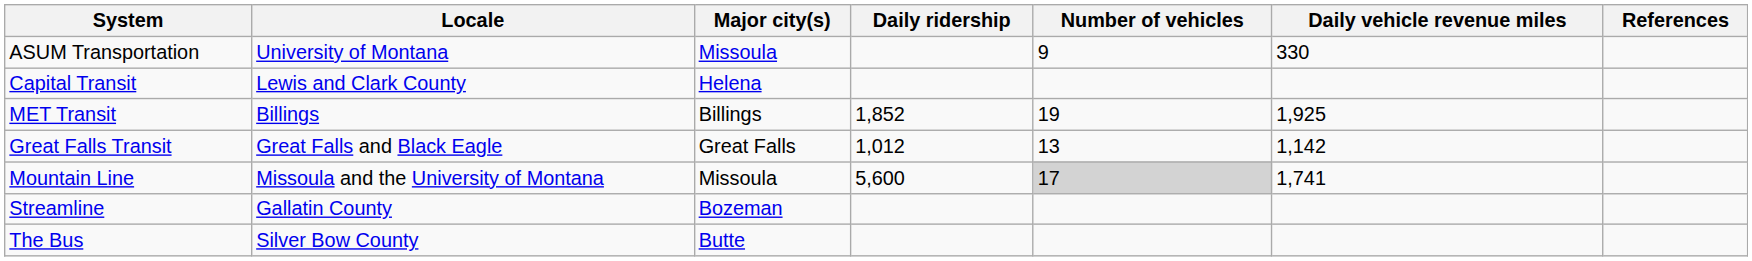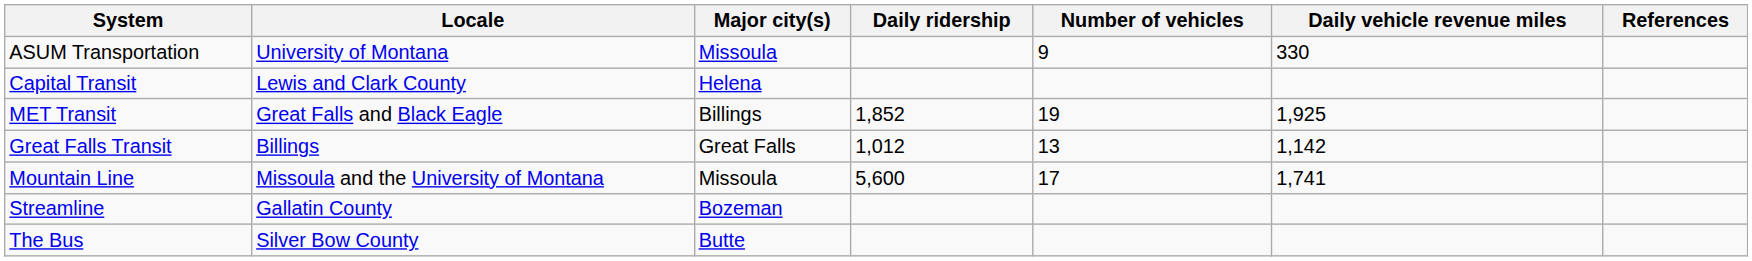(288, 115) Billings -> (379, 115) Great Falls and Black Eagle
(379, 146) Great Falls and Black Eagle -> (288, 146) Billings
(1049, 178) lightgrey background -> (1049, 178) no background
